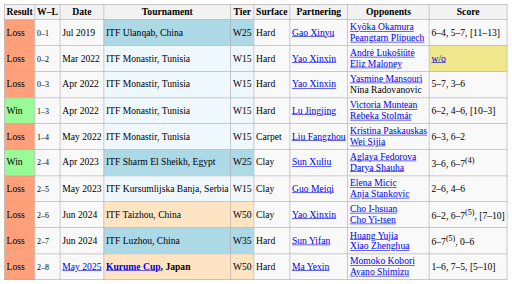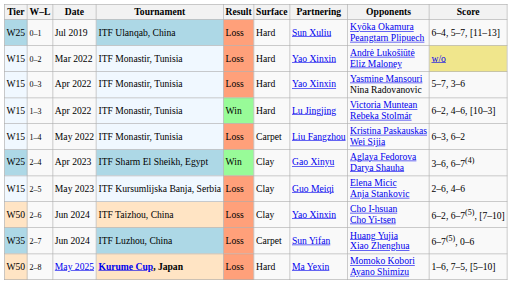columns swapped: (20, 12) <-> (242, 12)
(313, 32) Gao Xinyu -> (312, 32) Sun Xuliu
(312, 162) Sun Xuliu -> (313, 162) Gao Xinyu
(266, 240) Hard -> (269, 240) Carpet
